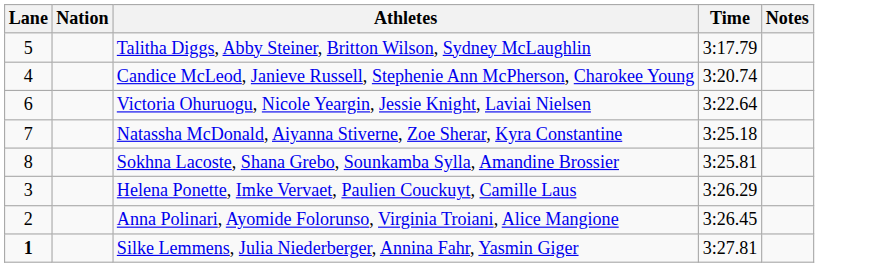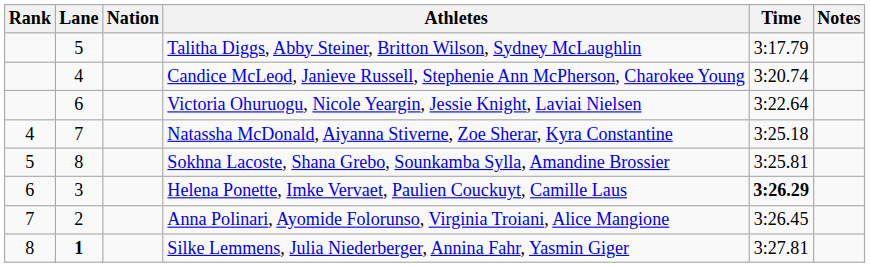+ column: (30, 18)
(730, 190) normal -> (781, 190) bold
